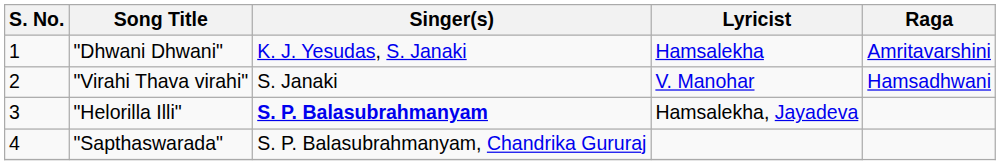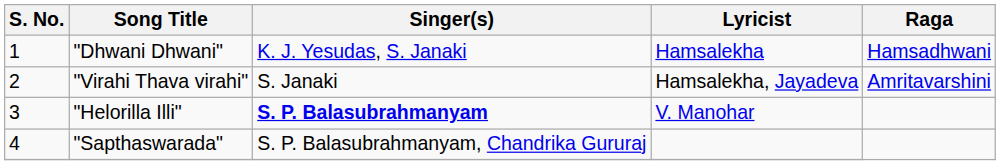(929, 50) Amritavarshini -> (929, 50) Hamsadhwani
(705, 81) V. Manohar -> (757, 81) Hamsalekha, Jayadeva
(929, 81) Hamsadhwani -> (929, 81) Amritavarshini
(757, 112) Hamsalekha, Jayadeva -> (705, 112) V. Manohar
